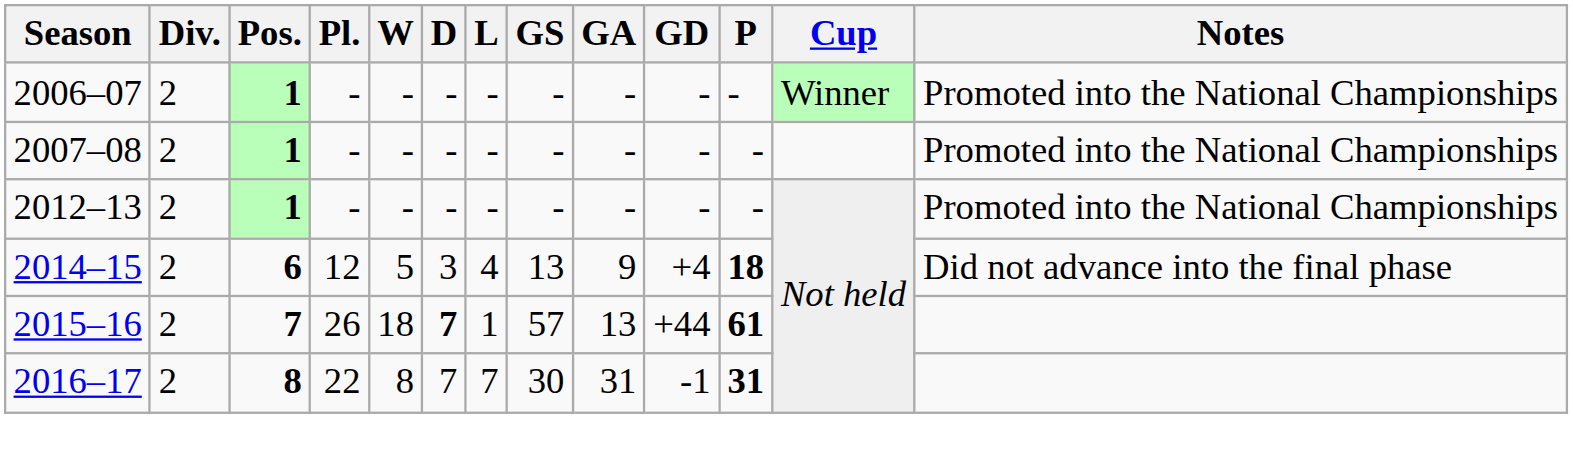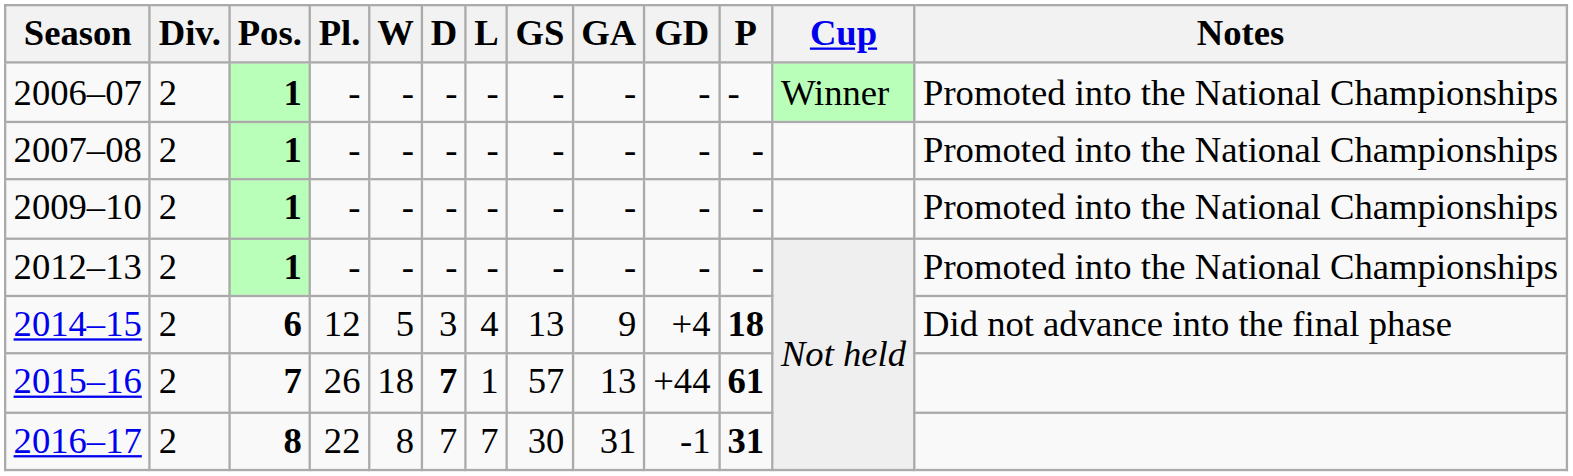+ row: (78, 207)
